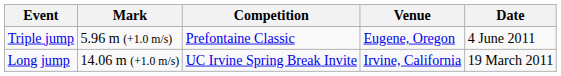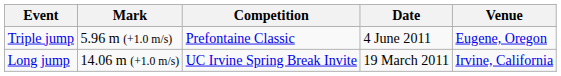columns swapped: (412, 15) <-> (510, 15)
